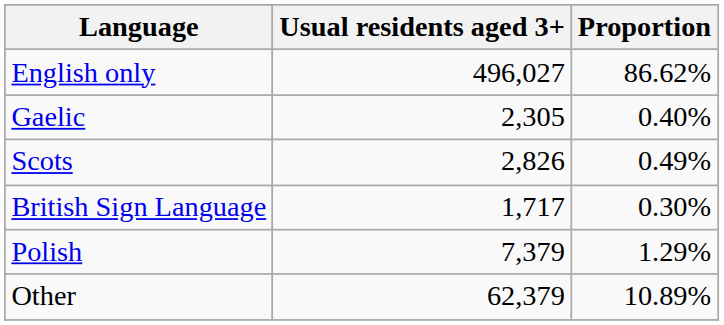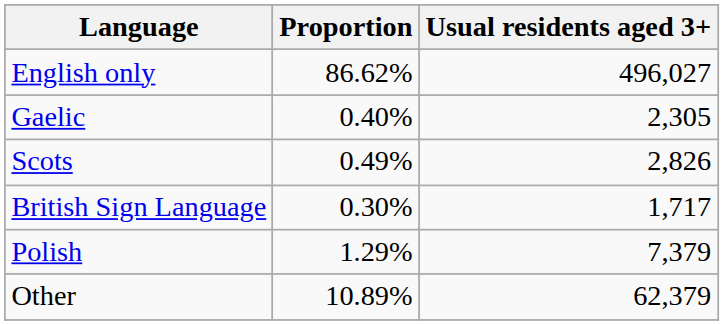columns swapped: (422, 26) <-> (644, 26)
